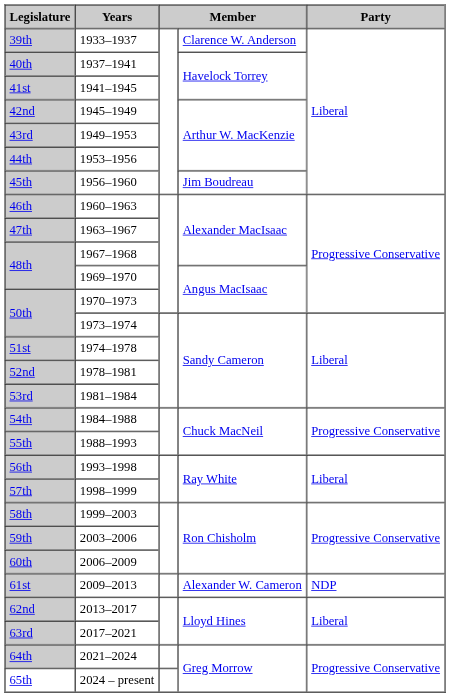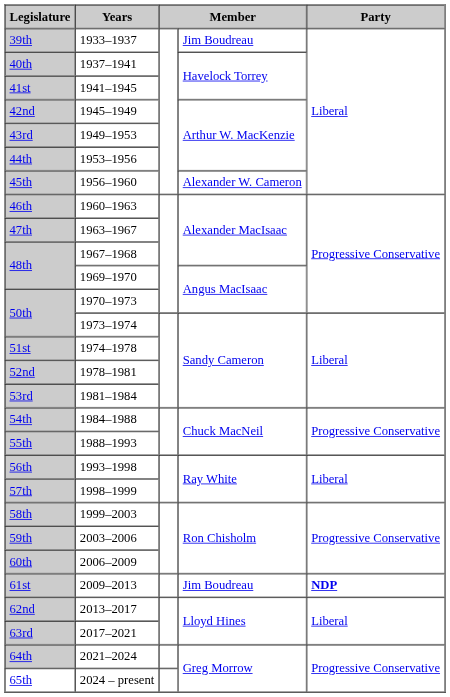(239, 40) Clarence W. Anderson -> (218, 40) Jim Boudreau
(218, 182) Jim Boudreau -> (242, 182) Alexander W. Cameron
(242, 585) Alexander W. Cameron -> (218, 585) Jim Boudreau
(324, 585) normal -> (324, 585) bold
